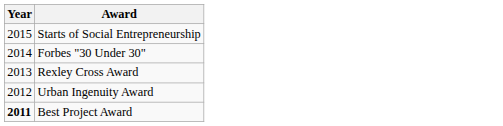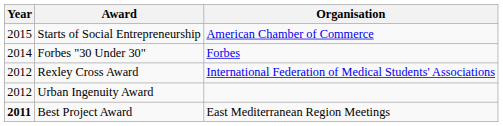+ column: (351, 14)
(20, 72) 2013 -> (20, 72) 2012
